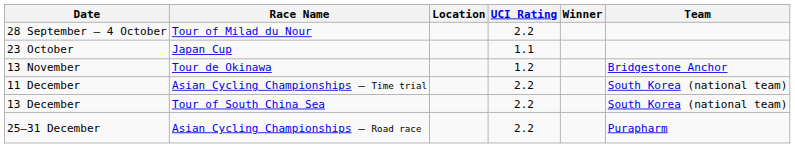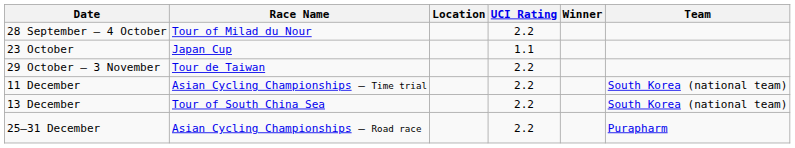+ row: (84, 67)
- row: (44, 67)
